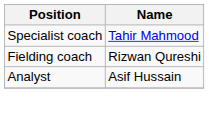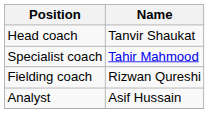+ row: (42, 35)
